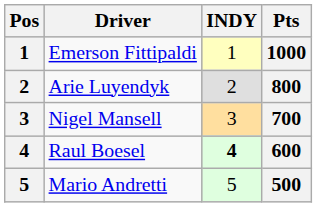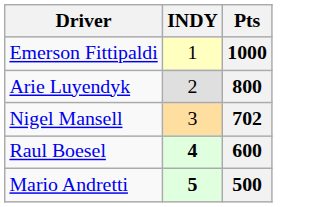- column: (24, 20)
(286, 118) 700 -> (247, 118) 702
(232, 184) normal -> (192, 184) bold
